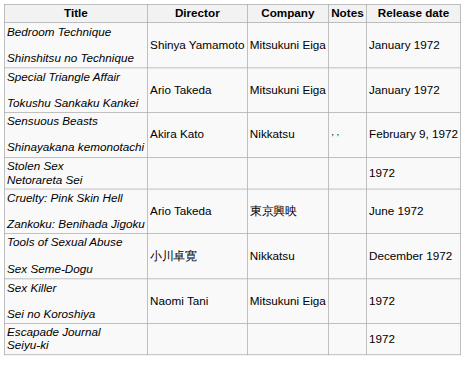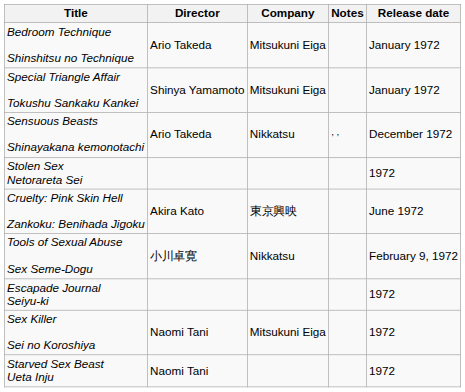(197, 45) Shinya Yamamoto -> (181, 45) Ario Takeda
(181, 90) Ario Takeda -> (197, 90) Shinya Yamamoto
(177, 135) Akira Kato -> (181, 135) Ario Takeda
(414, 135) February 9, 1972 -> (411, 135) December 1972
(181, 211) Ario Takeda -> (177, 211) Akira Kato
(411, 256) December 1972 -> (414, 256) February 9, 1972
rows swapped: (54, 339) <-> (51, 301)
+ row: (55, 371)
